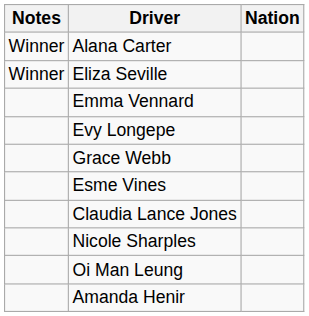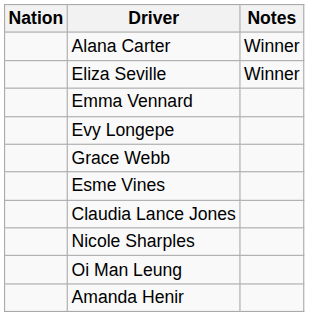columns swapped: (272, 18) <-> (36, 18)
